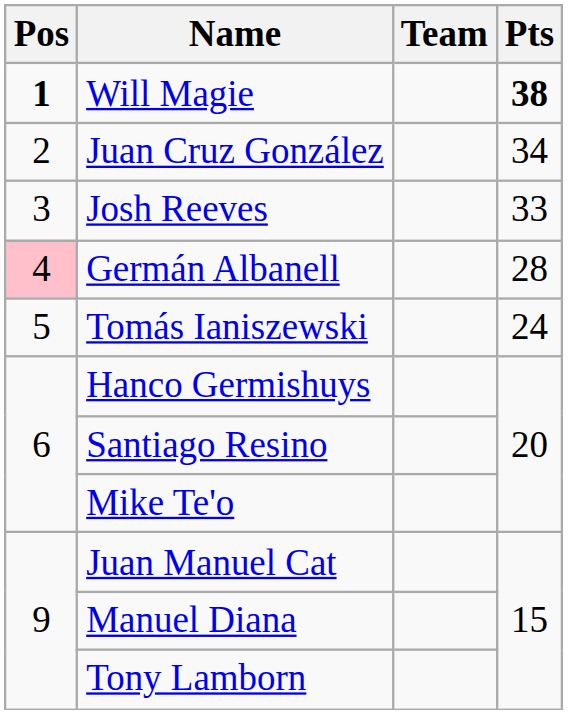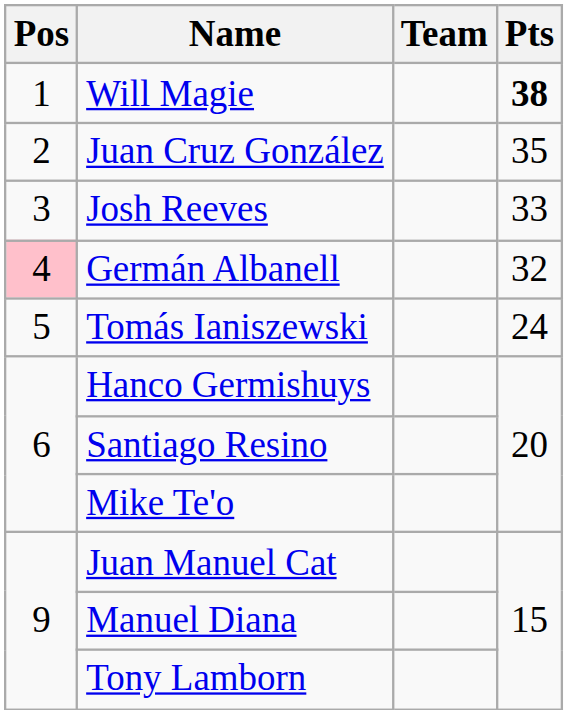(41, 92) bold -> (41, 92) normal
(529, 151) 34 -> (529, 151) 35
(529, 268) 28 -> (529, 268) 32
